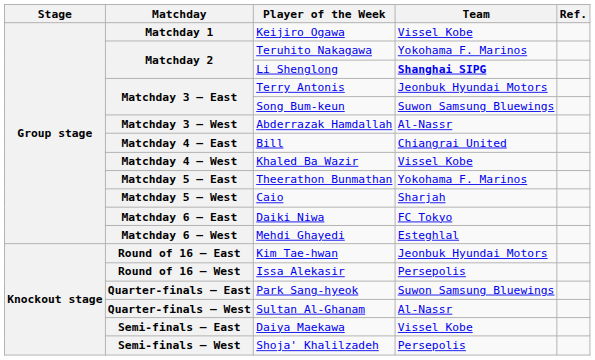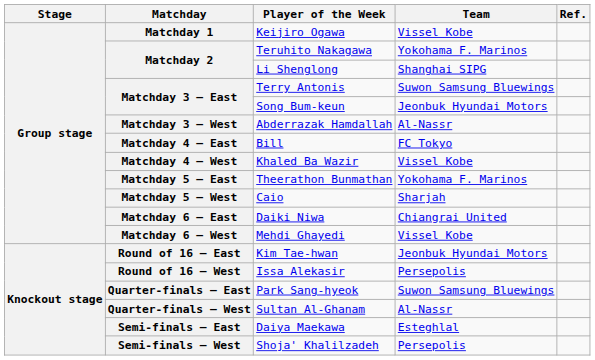(442, 69) bold -> (442, 69) normal
(473, 87) Jeonbuk Hyundai Motors -> (476, 87) Suwon Samsung Bluewings
(476, 106) Suwon Samsung Bluewings -> (473, 106) Jeonbuk Hyundai Motors
(452, 143) Chiangrai United -> (425, 143) FC Tokyo
(425, 216) FC Tokyo -> (452, 216) Chiangrai United
(428, 235) Esteghlal -> (435, 235) Vissel Kobe
(435, 327) Vissel Kobe -> (428, 327) Esteghlal
